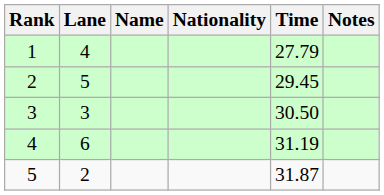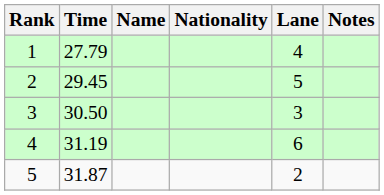columns swapped: (85, 19) <-> (297, 19)
